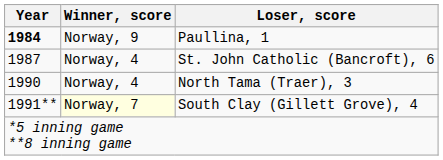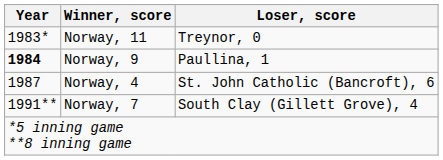+ row: (219, 38)
- row: (265, 83)
(101, 106) lightyellow background -> (101, 106) no background
